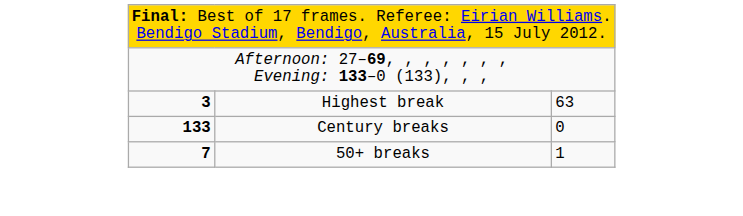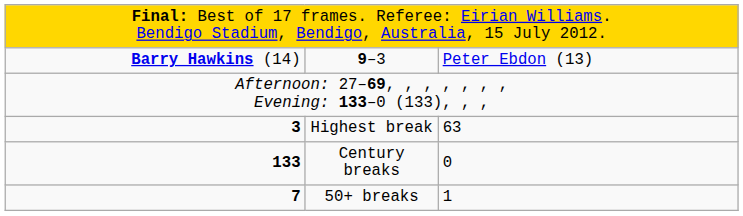+ row: (372, 61)
